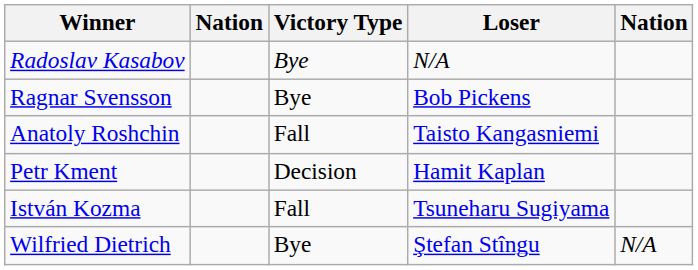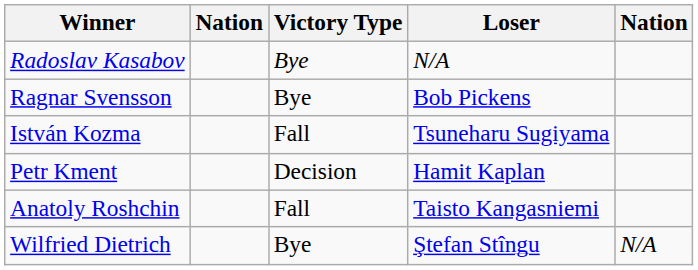rows swapped: (95, 134) <-> (75, 208)
